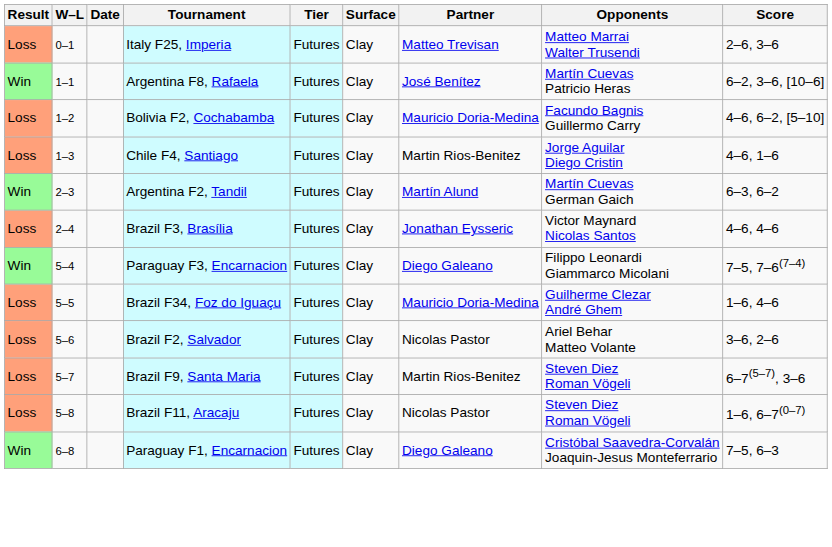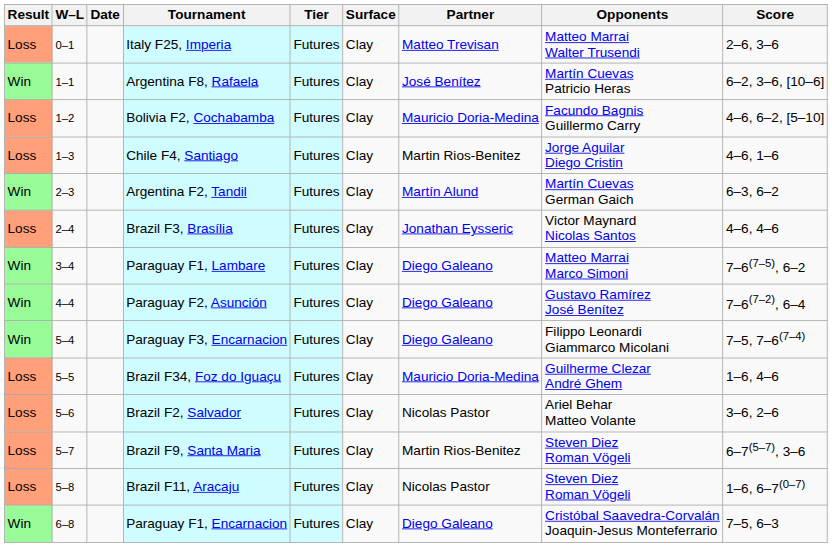+ row: (196, 265)
+ row: (196, 302)
